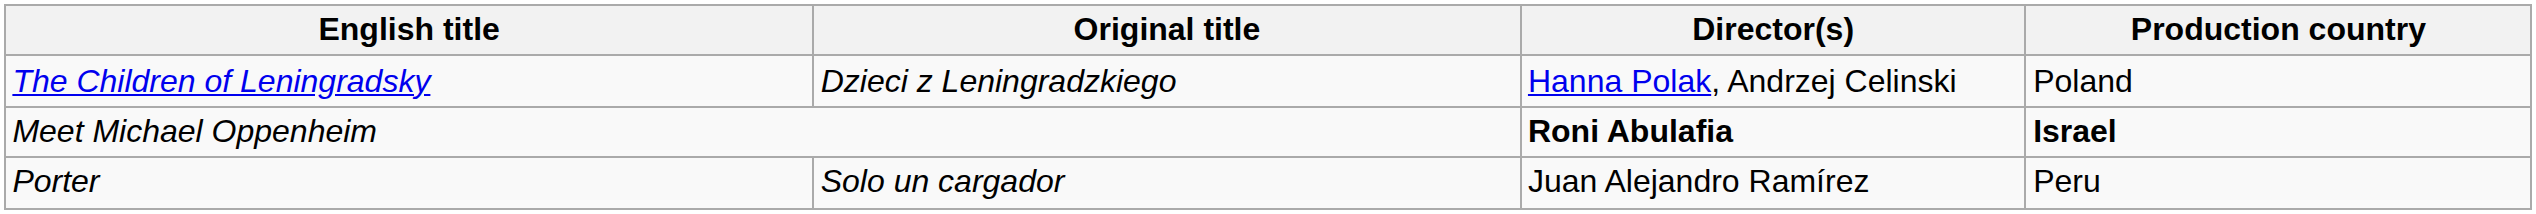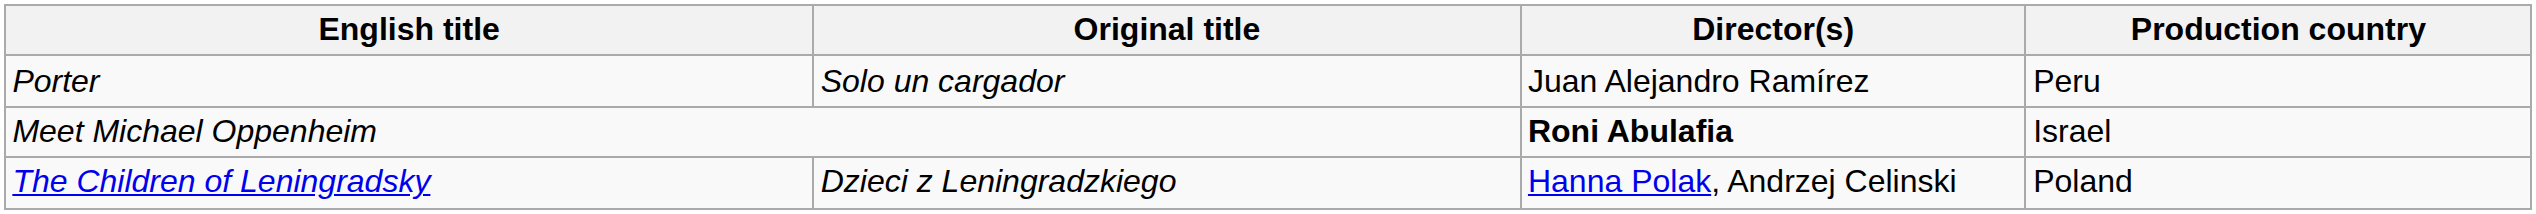rows swapped: (221, 80) <-> (56, 182)
(2075, 131) bold -> (2072, 131) normal
